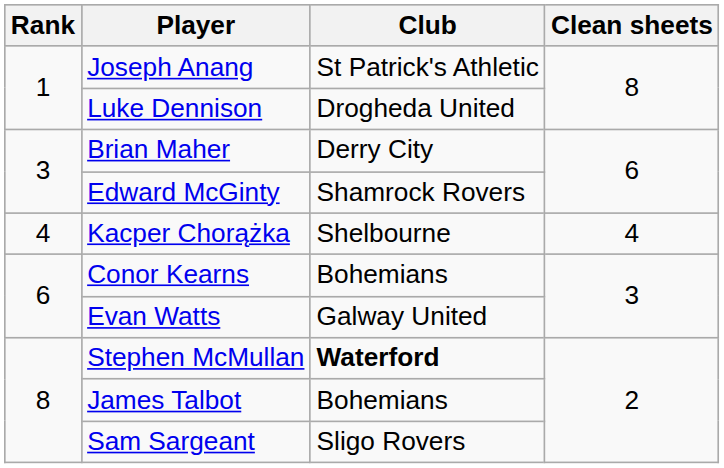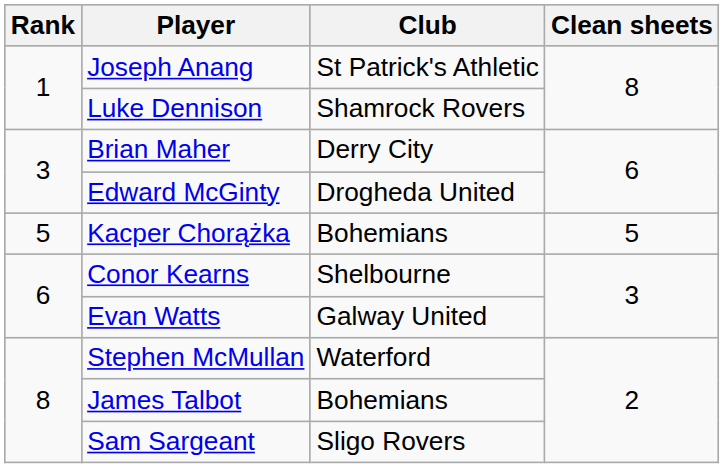(416, 108) Drogheda United -> (421, 108) Shamrock Rovers
(421, 191) Shamrock Rovers -> (416, 191) Drogheda United
(43, 233) 4 -> (43, 233) 5
(384, 233) Shelbourne -> (382, 233) Bohemians
(632, 233) 4 -> (632, 233) 5
(382, 274) Bohemians -> (384, 274) Shelbourne
(378, 358) bold -> (374, 358) normal
